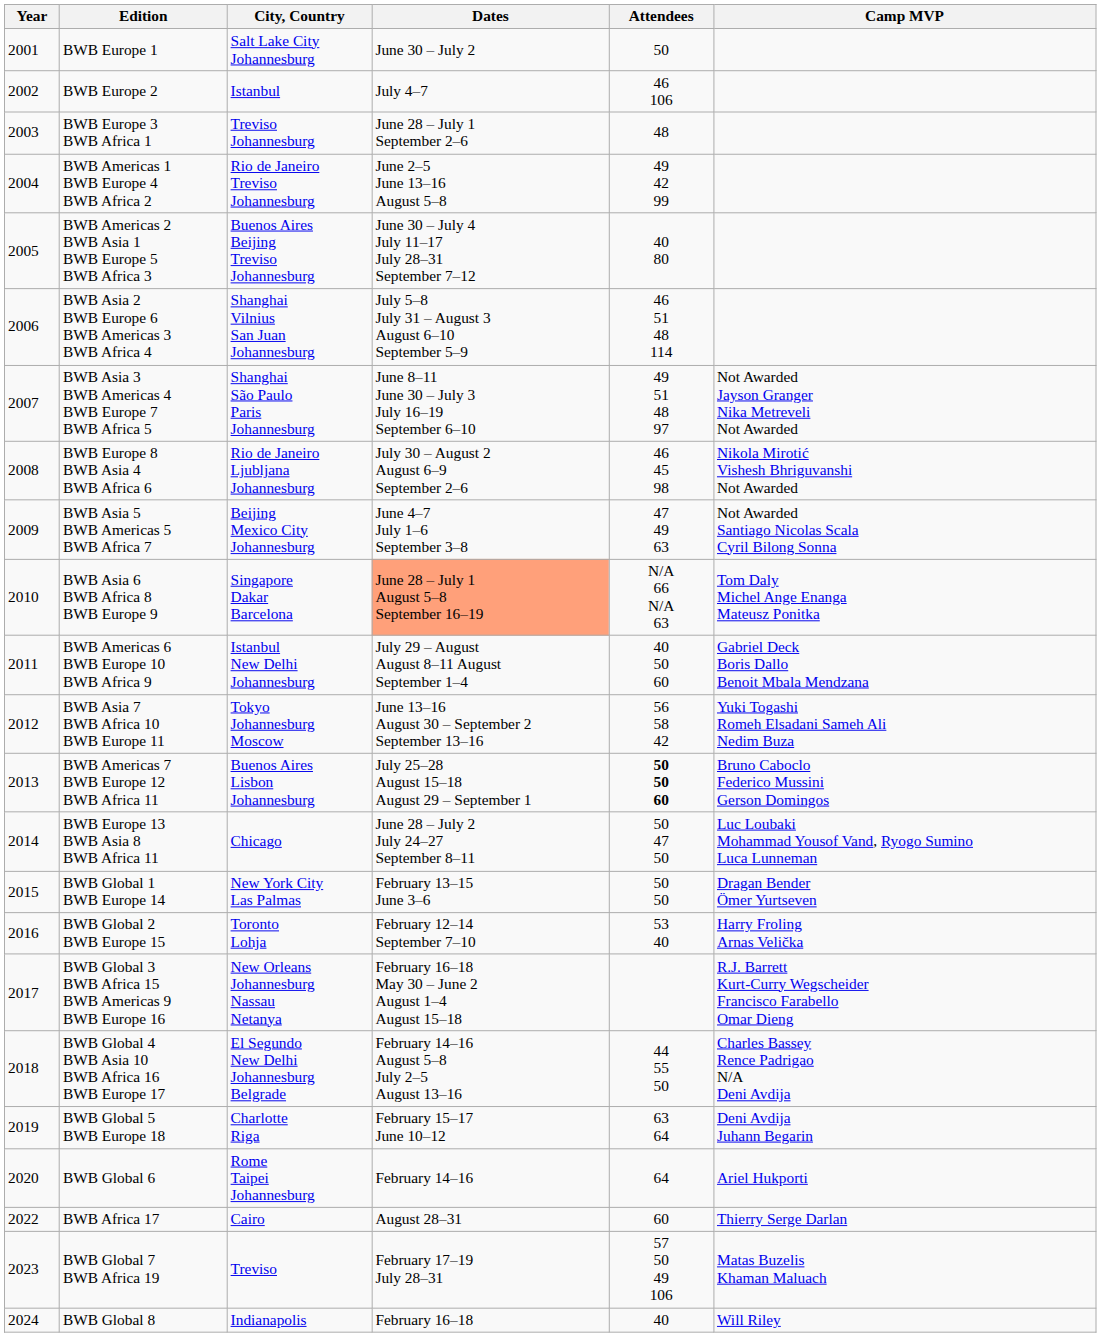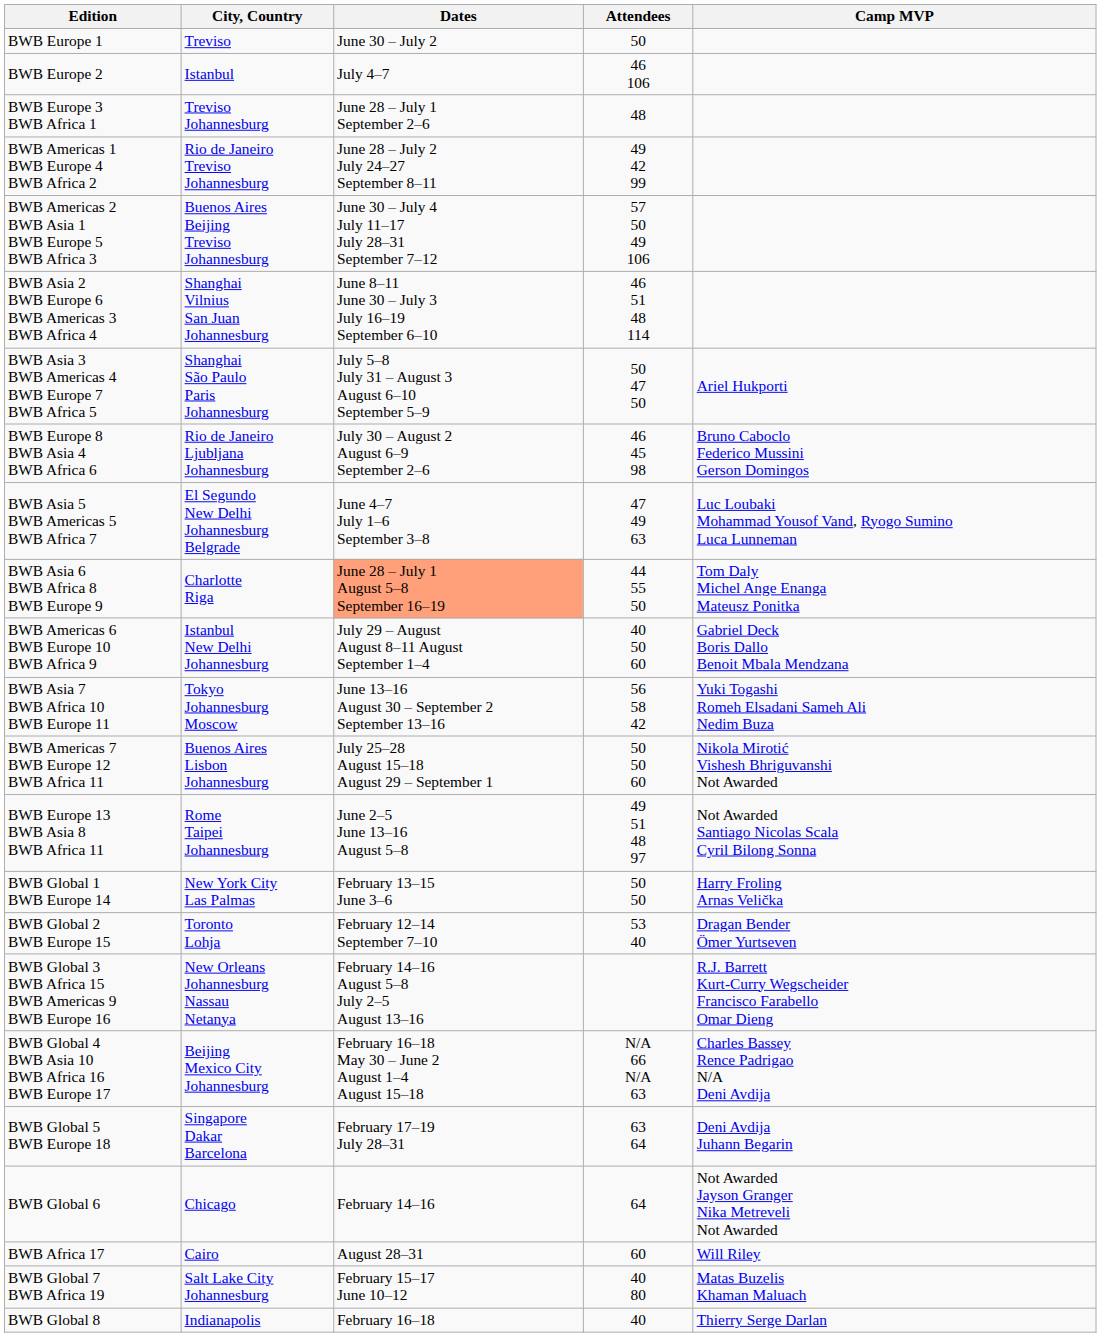- column: (32, 16)
(275, 49) Salt Lake City Johannesburg -> (208, 41) Treviso
(411, 183) June 2–5 June 13–16 August 5–8 -> (387, 165) June 28 – July 2 July 24–27 September 8–11
(661, 250) 40 80 -> (638, 233) 57 50 49 106
(433, 326) July 5–8 July 31 – August 3 August 6–10 September 5–9 -> (387, 309) June 8–11 June 30 – July 3 July 16–19 September 6–10
(426, 403) June 8–11 June 30 – July 3 July 16–19 September 6–10 -> (395, 385) July 5–8 July 31 – August 3 August 6–10 September 5–9
(661, 403) 49 51 48 97 -> (638, 385) 50 47 50
(765, 403) Not Awarded Jayson Granger Nika Metreveli Not Awarded -> (742, 385) Ariel Hukporti
(785, 470) Nikola Mirotić Vishesh Bhriguvanshi Not Awarded -> (753, 453) Bruno Caboclo Federico Mussini Gerson Domingos
(273, 529) Beijing Mexico City Johannesburg -> (227, 521) El Segundo New Delhi Johannesburg Belgrade
(788, 529) Not Awarded Santiago Nicolas Scala Cyril Bilong Sonna -> (825, 521) Luc Loubaki Mohammad Yousof Vand, Ryogo Sumino Luca Lunneman
(262, 597) Singapore Dakar Barcelona -> (213, 588) Charlotte Riga
(661, 597) N/A 66 N/A 63 -> (638, 588) 44 55 50
(661, 782) bold -> (638, 765) normal
(773, 782) Bruno Caboclo Federico Mussini Gerson Domingos -> (764, 765) Nikola Mirotić Vishesh Bhriguvanshi Not Awarded
(256, 841) Chicago -> (227, 832) Rome Taipei Johannesburg
(425, 841) June 28 – July 2 July 24–27 September 8–11 -> (373, 832) June 2–5 June 13–16 August 5–8
(661, 841) 50 47 50 -> (638, 832) 49 51 48 97
(845, 841) Luc Loubaki Mohammad Yousof Vand, Ryogo Sumino Luca Lunneman -> (768, 832) Not Awarded Santiago Nicolas Scala Cyril Bilong Sonna
(767, 891) Dragan Bender Ömer Yurtseven -> (740, 891) Harry Froling Arnas Velička
(760, 933) Harry Froling Arnas Velička -> (747, 933) Dragan Bender Ömer Yurtseven
(427, 992) February 16–18 May 30 – June 2 August 1–4 August 15–18 -> (386, 992) February 14–16 August 5–8 July 2–5 August 13–16
(273, 1068) El Segundo New Delhi Johannesburg Belgrade -> (227, 1068) Beijing Mexico City Johannesburg
(424, 1068) February 14–16 August 5–8 July 2–5 August 13–16 -> (388, 1068) February 16–18 May 30 – June 2 August 1–4 August 15–18
(661, 1068) 44 55 50 -> (638, 1068) N/A 66 N/A 63
(259, 1127) Charlotte Riga -> (216, 1136) Singapore Dakar Barcelona
(424, 1127) February 15–17 June 10–12 -> (386, 1136) February 17–19 July 28–31
(273, 1177) Rome Taipei Johannesburg -> (210, 1203) Chicago
(762, 1177) Ariel Hukporti -> (745, 1203) Not Awarded Jayson Granger Nika Metreveli Not Awarded
(782, 1219) Thierry Serge Darlan -> (729, 1253) Will Riley
(254, 1269) Treviso -> (229, 1286) Salt Lake City Johannesburg
(424, 1269) February 17–19 July 28–31 -> (386, 1286) February 15–17 June 10–12
(661, 1269) 57 50 49 106 -> (638, 1286) 40 80
(749, 1319) Will Riley -> (762, 1319) Thierry Serge Darlan
